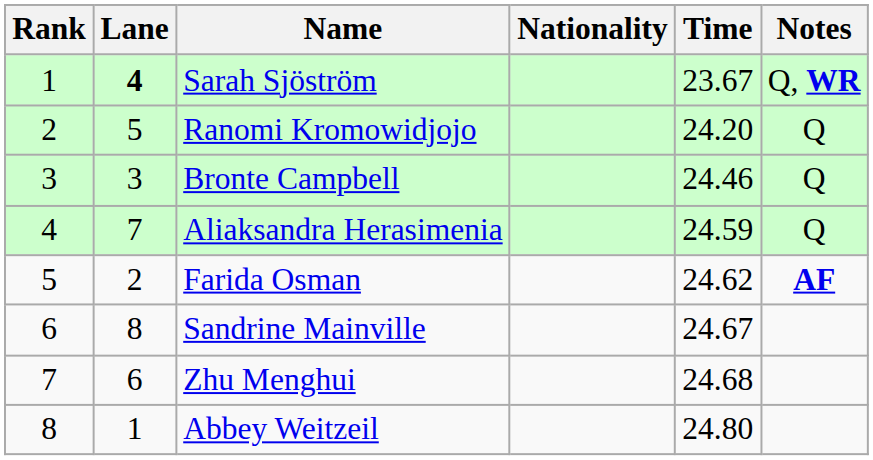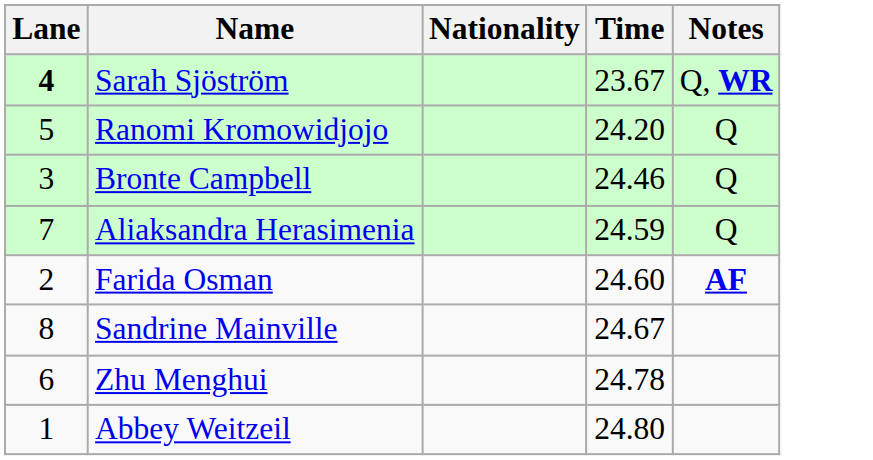- column: (49, 29)
(718, 279) 24.62 -> (630, 279) 24.60
(718, 379) 24.68 -> (630, 379) 24.78
